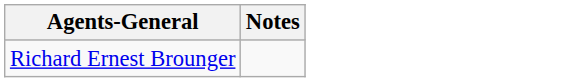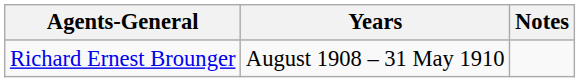+ column: (375, 22)
